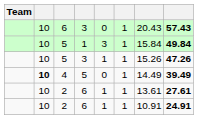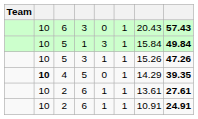(149, 75) 14.49 -> (149, 75) 14.29
(179, 75) 39.49 -> (179, 75) 39.35
